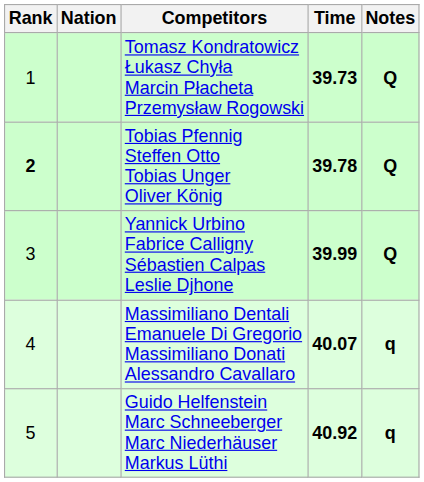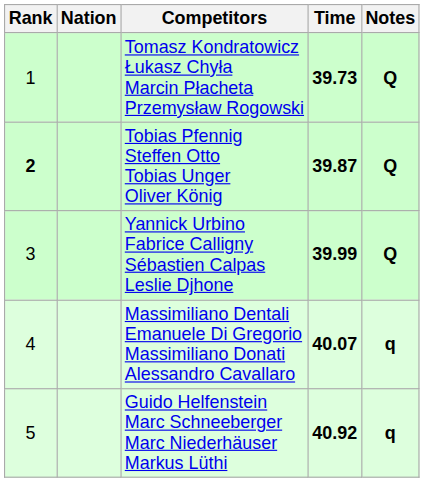(335, 166) 39.78 -> (335, 166) 39.87
